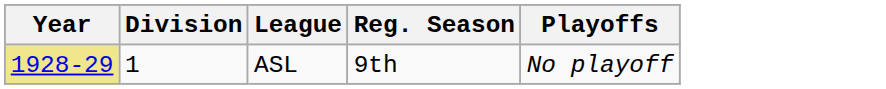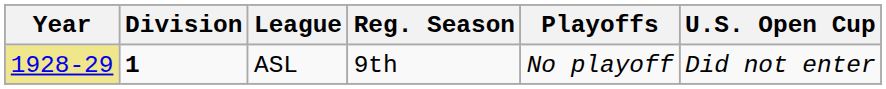+ column: (780, 25)
(132, 65) normal -> (132, 65) bold
